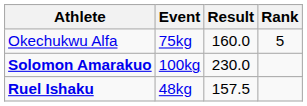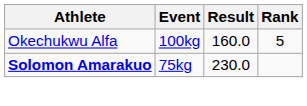(175, 41) 75kg -> (180, 41) 100kg
(180, 65) 100kg -> (175, 65) 75kg
- row: (51, 89)
